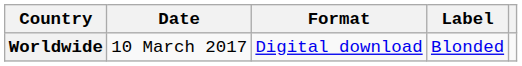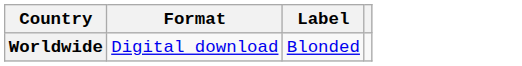- column: (179, 19)
